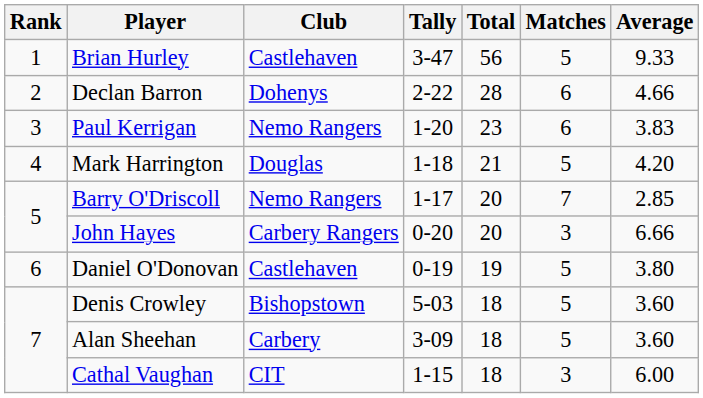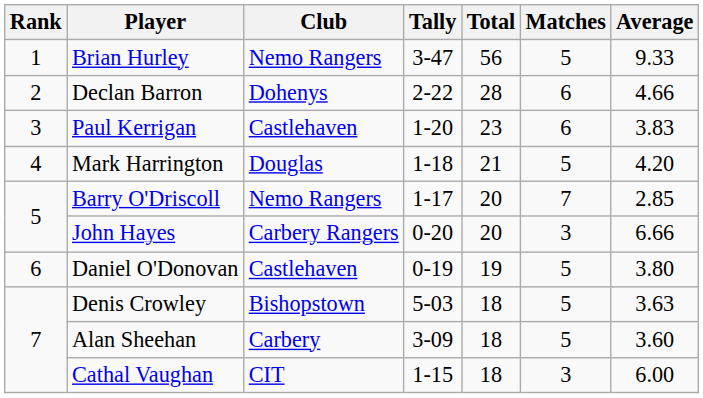(303, 57) Castlehaven -> (315, 57) Nemo Rangers
(315, 127) Nemo Rangers -> (303, 127) Castlehaven
(655, 304) 3.60 -> (655, 304) 3.63
